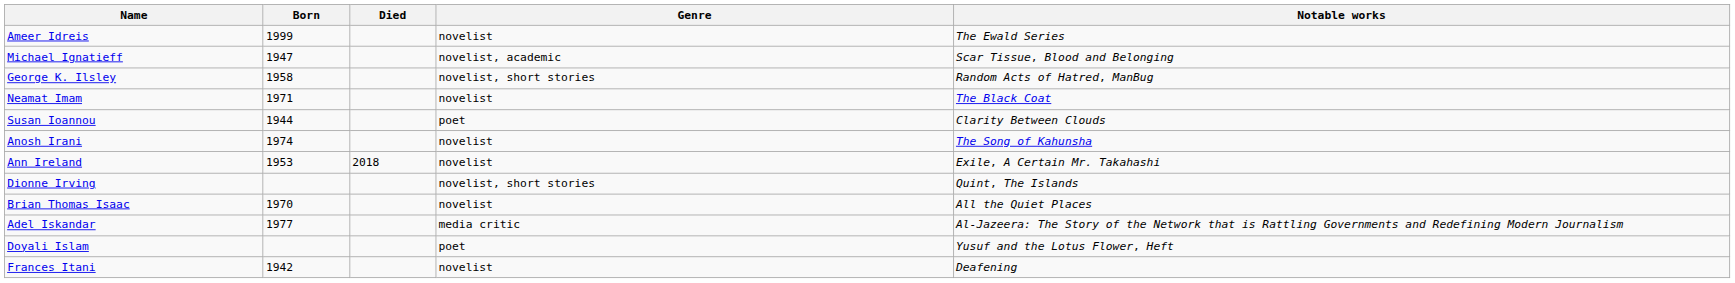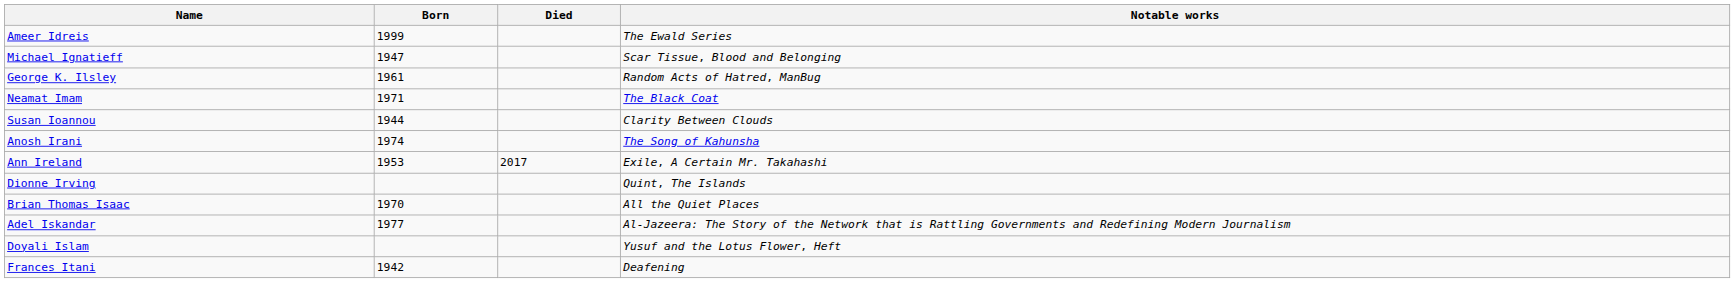- column: (694, 15)
(280, 78) 1958 -> (390, 78) 1961
(366, 162) 2018 -> (514, 162) 2017
